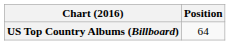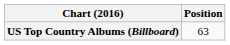(203, 31) 64 -> (203, 31) 63
